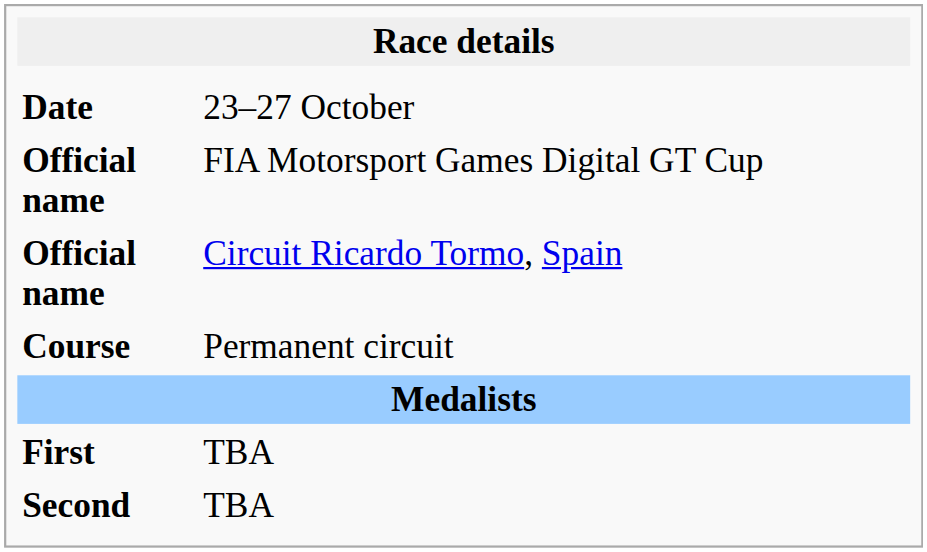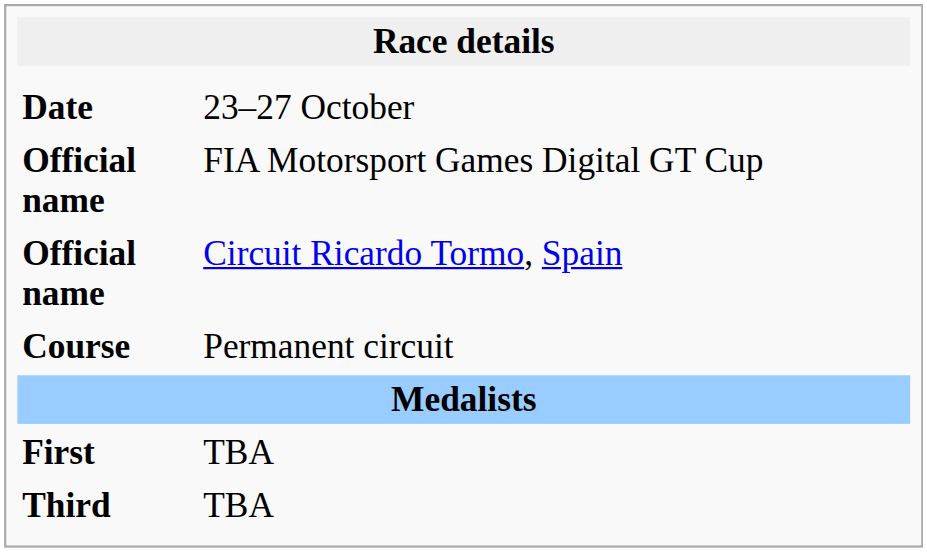- row: (76, 505)
+ row: (66, 505)
